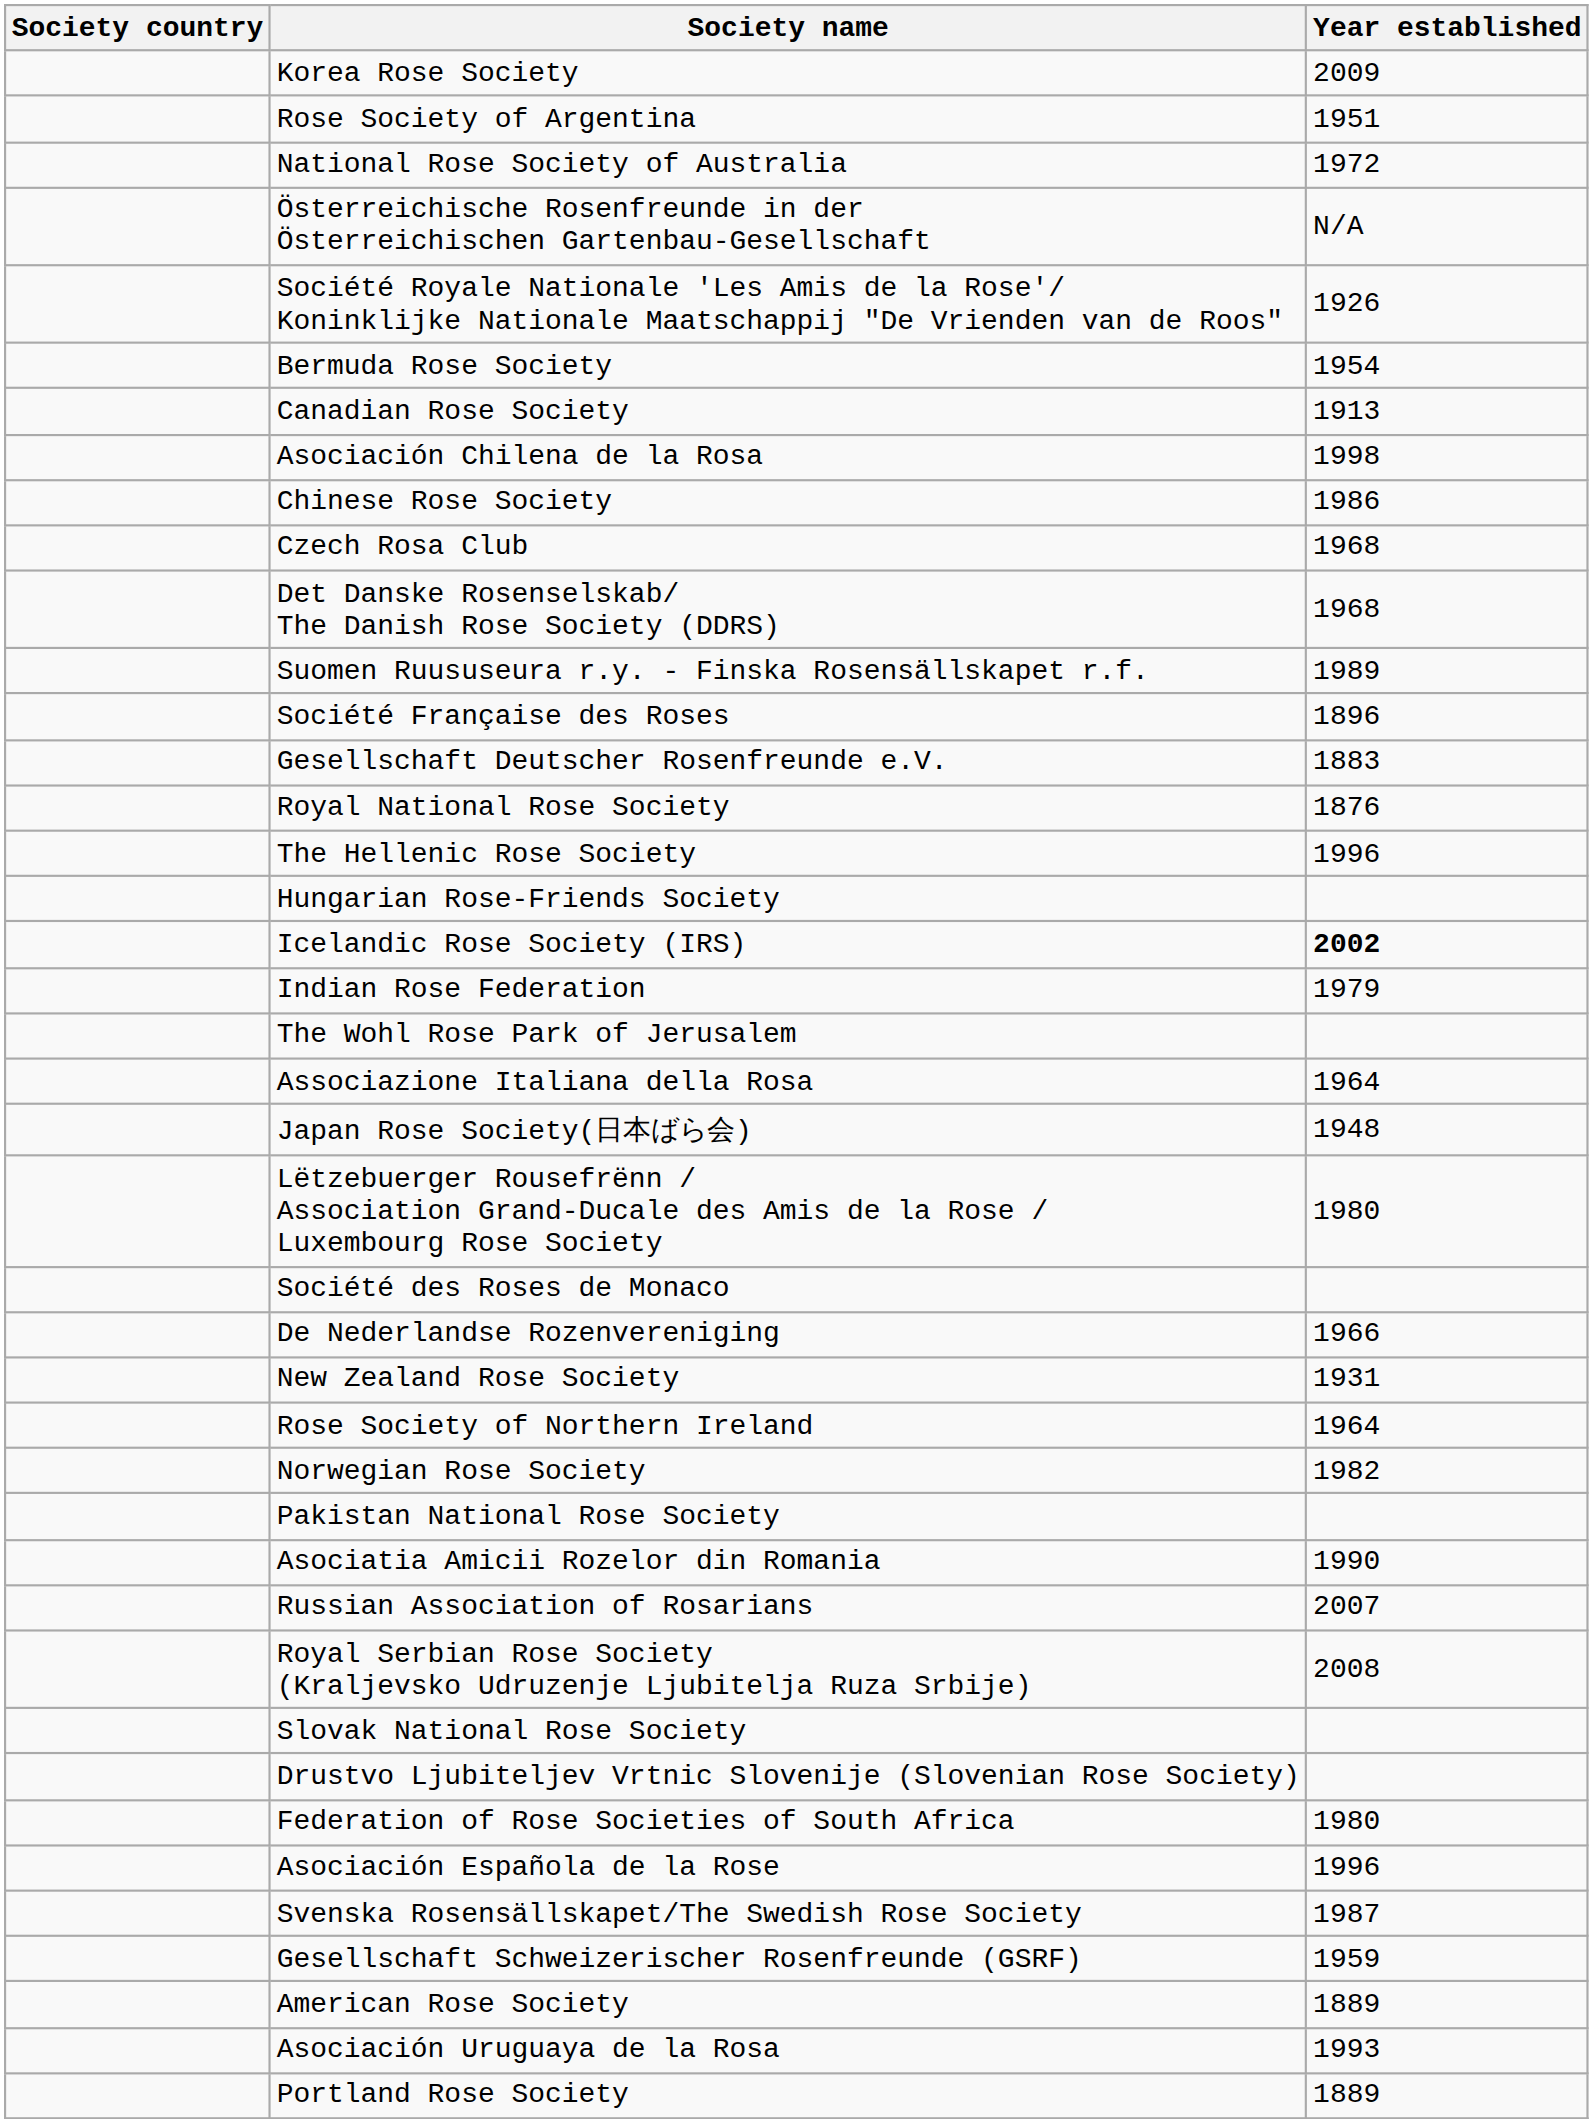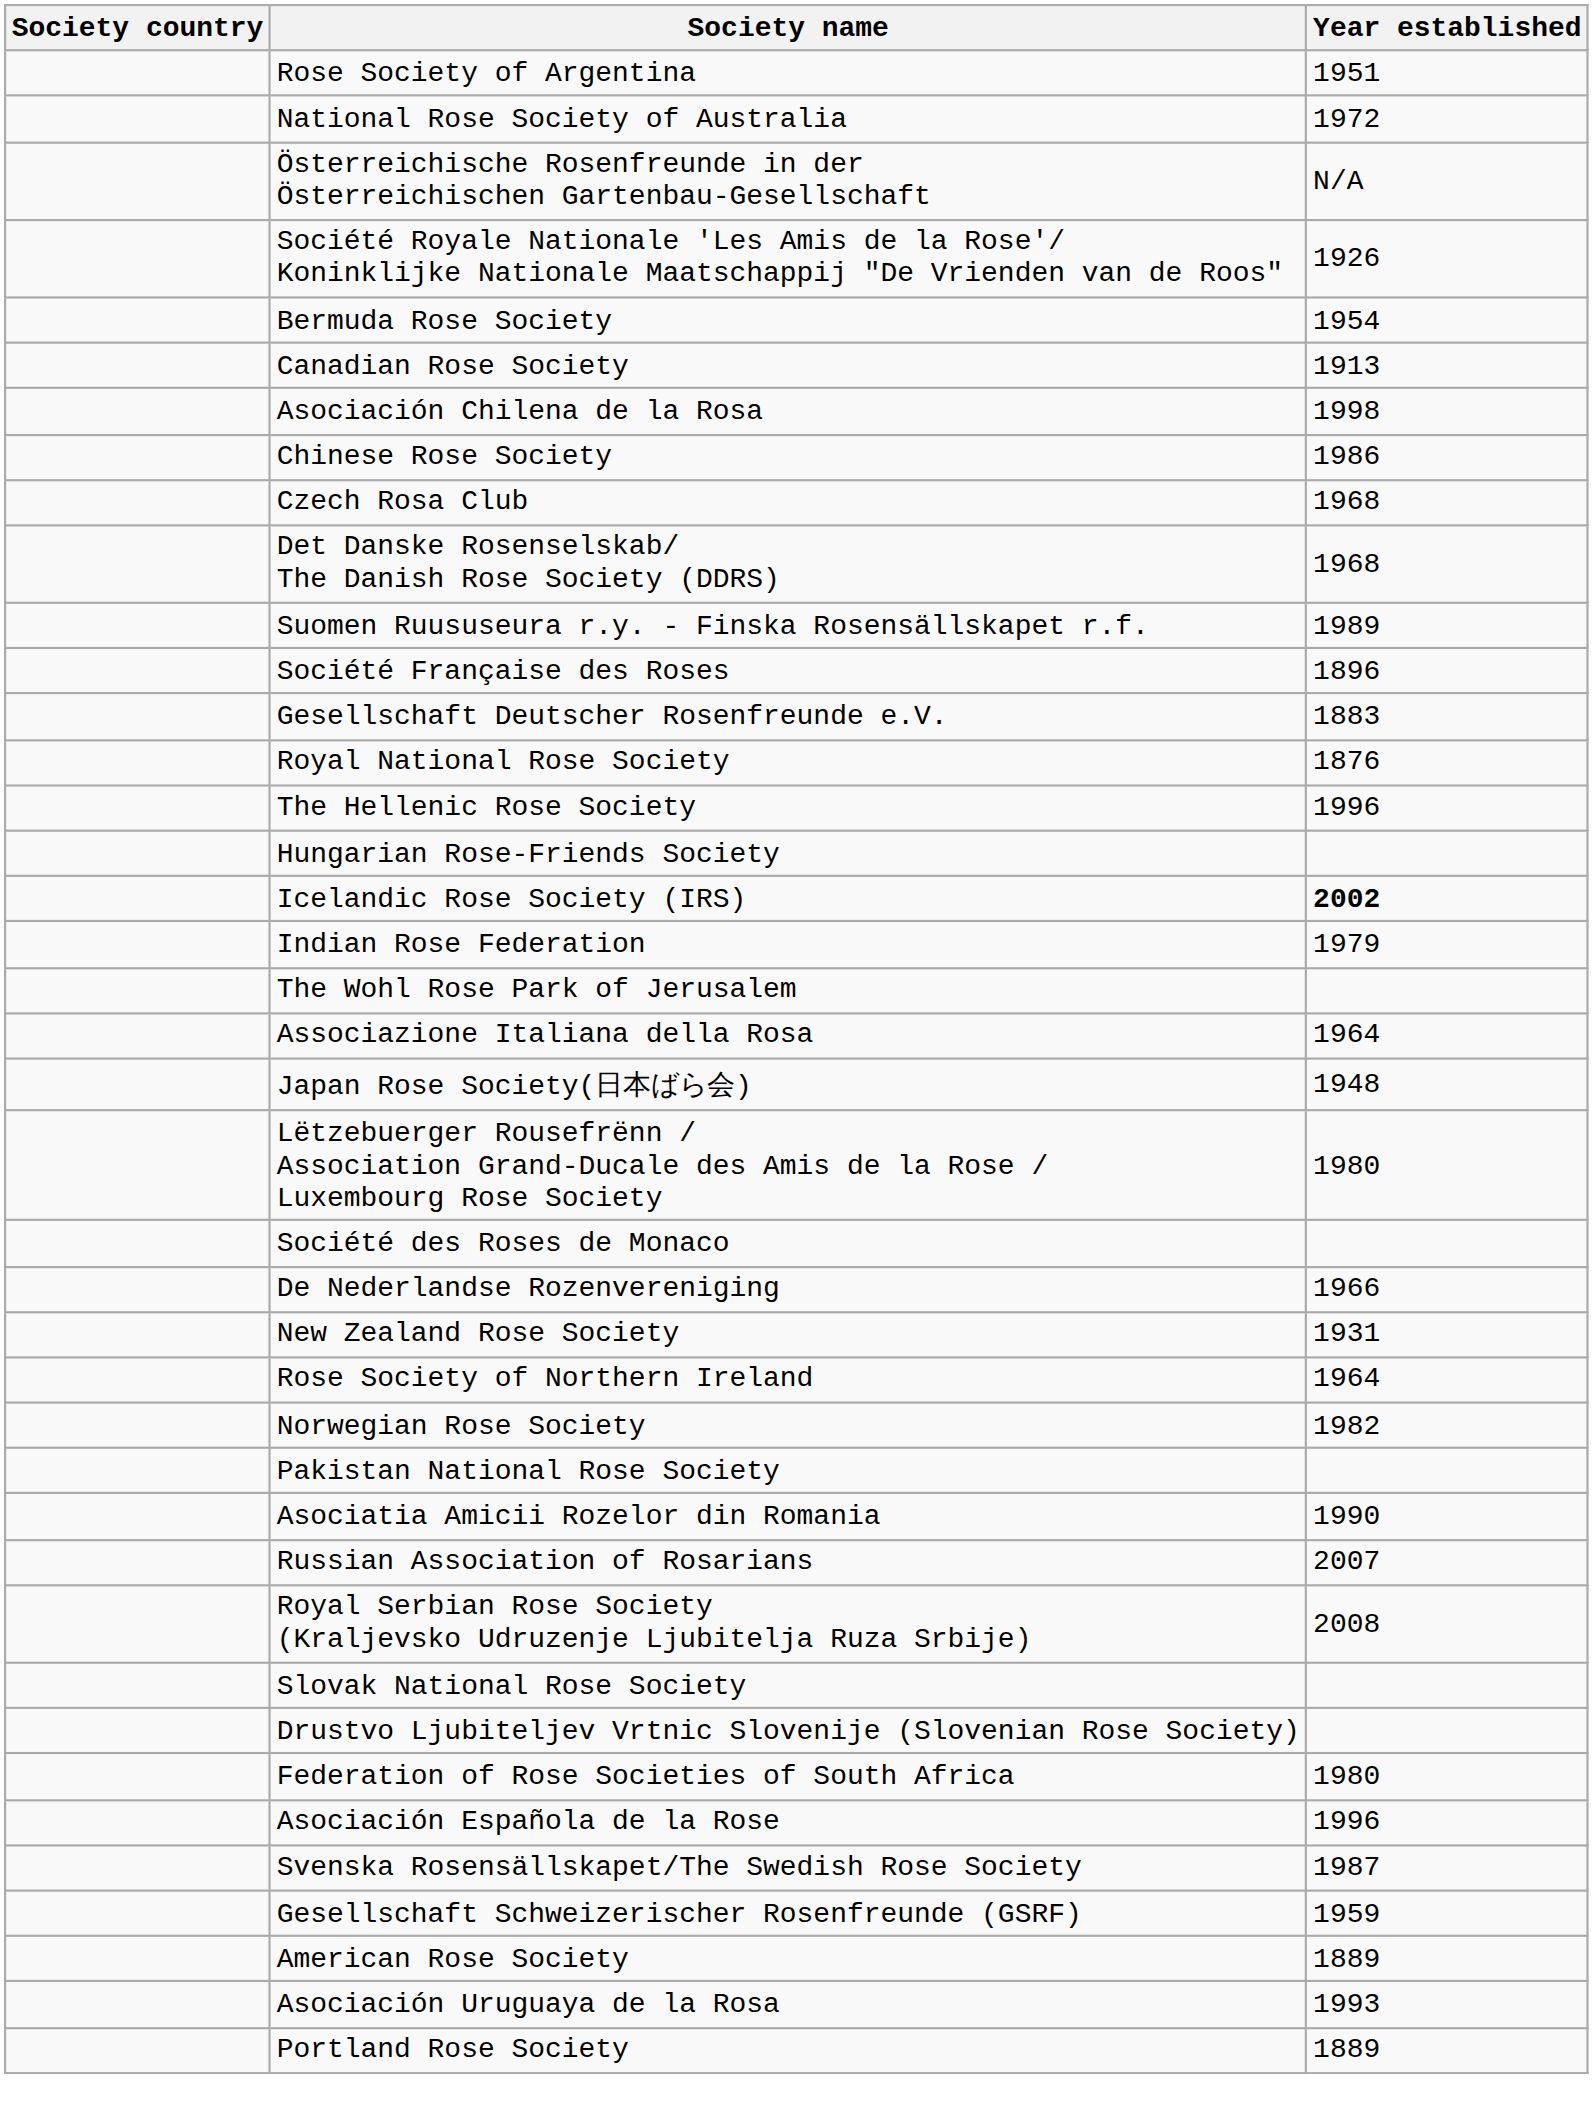- row: (428, 73)
